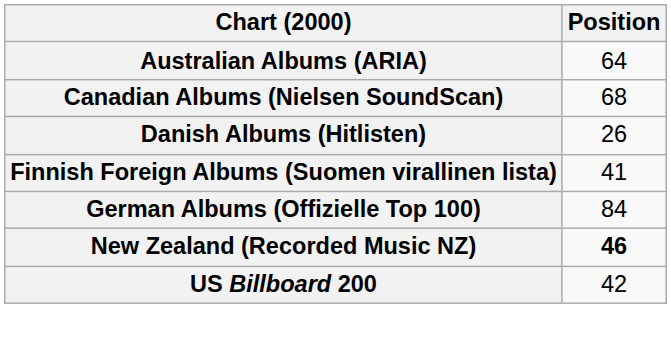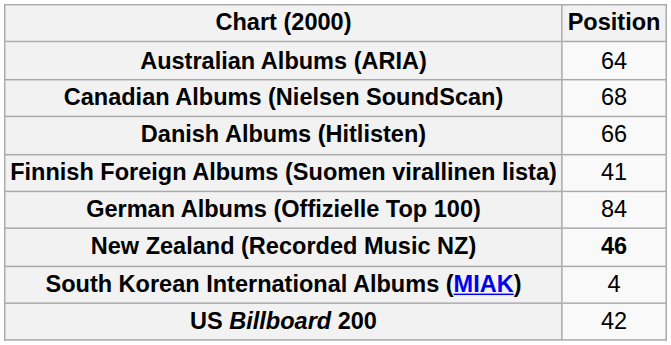(614, 135) 26 -> (614, 135) 66
+ row: (283, 284)
